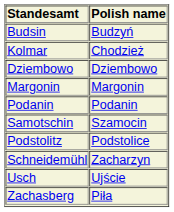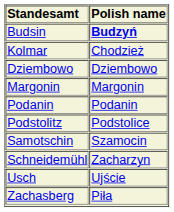(112, 32) normal -> (114, 32) bold
rows swapped: (35, 141) <-> (40, 123)
